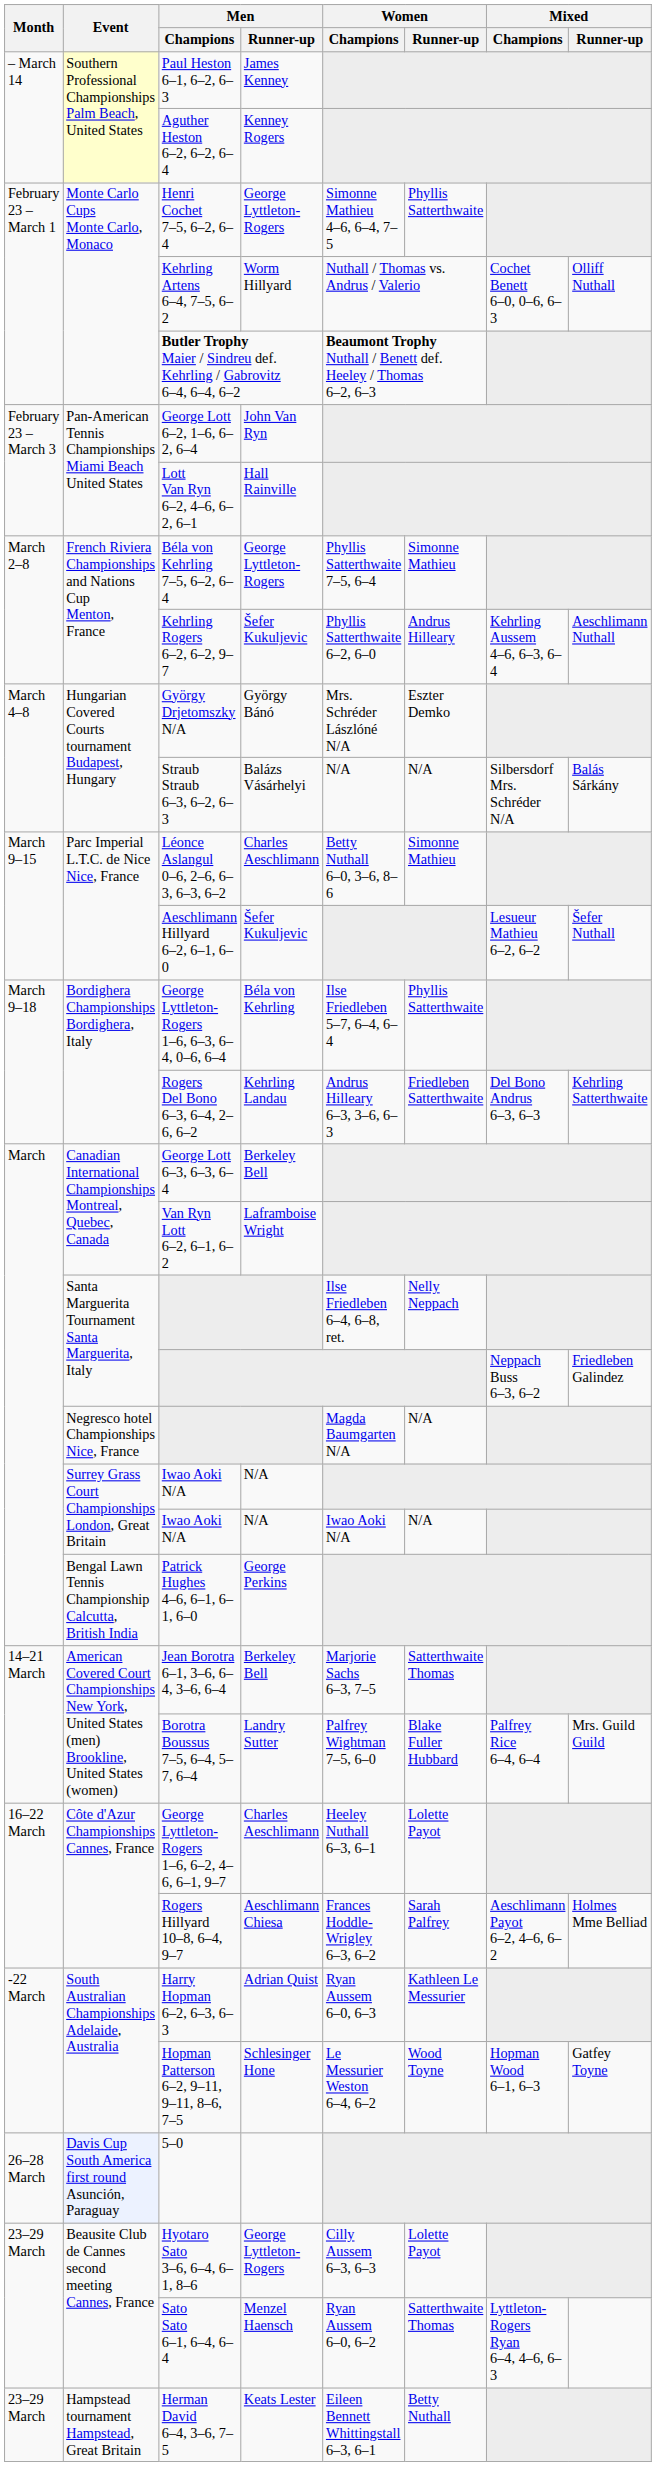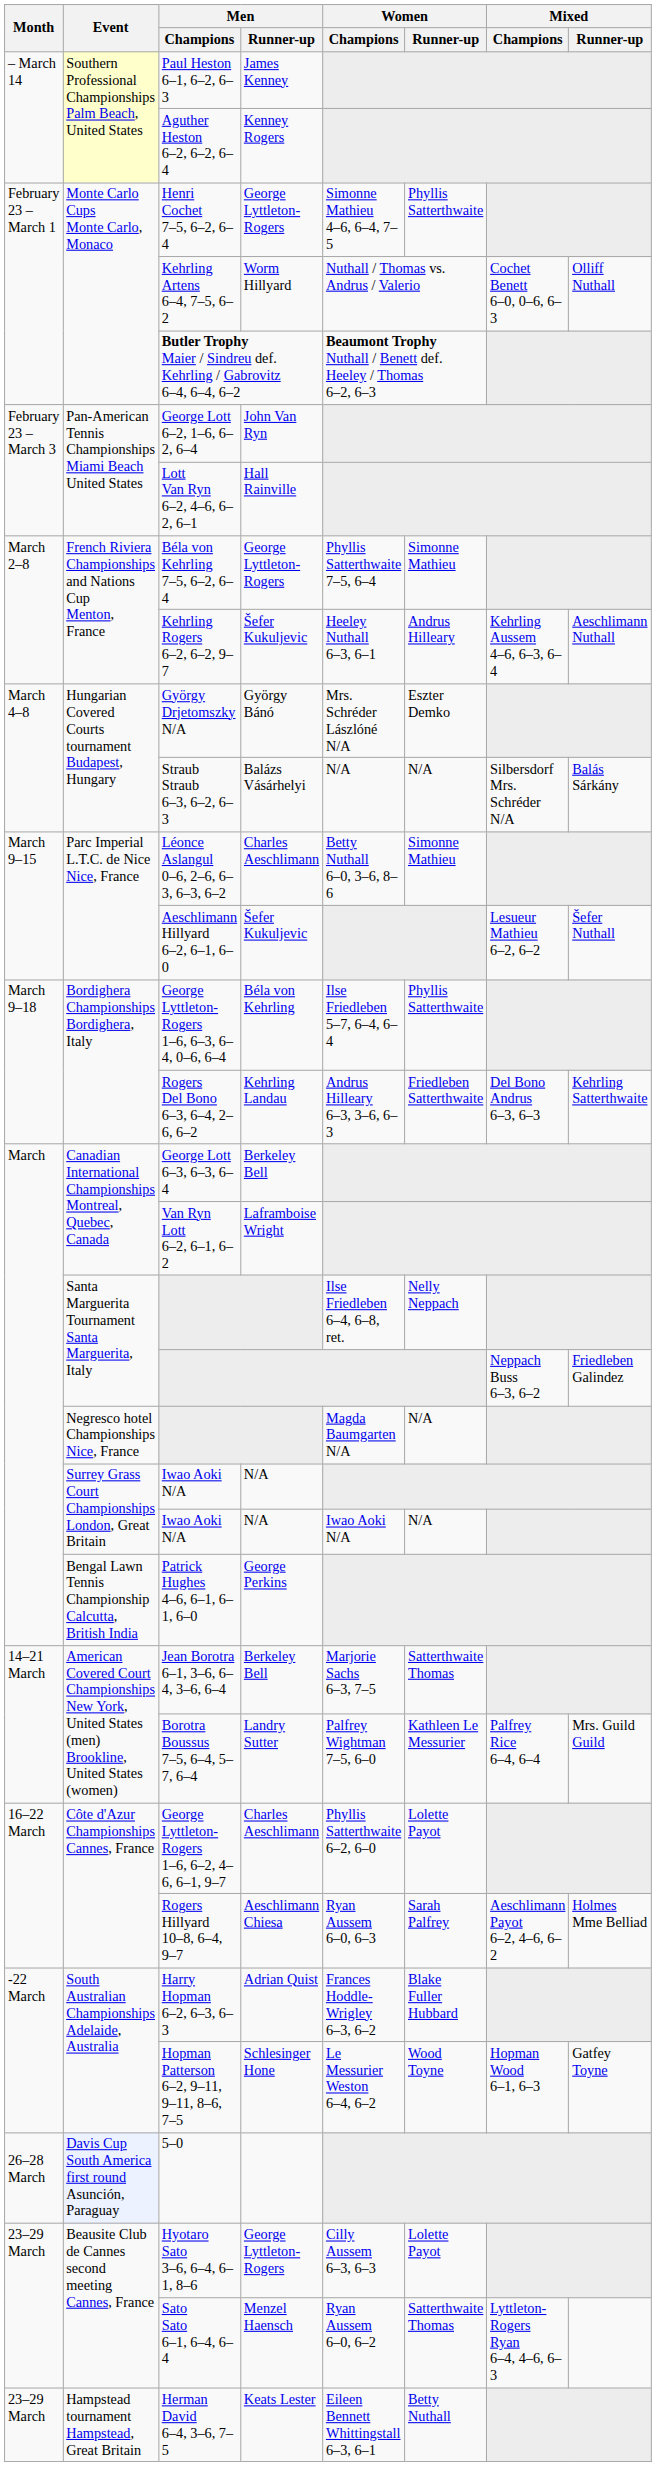(364, 637) Phyllis Satterthwaite 6–2, 6–0 -> (351, 637) Heeley Nuthall 6–3, 6–1
(433, 1742) Blake Fuller Hubbard -> (443, 1733) Kathleen Le Messurier
(351, 1831) Heeley Nuthall 6–3, 6–1 -> (364, 1831) Phyllis Satterthwaite 6–2, 6–0
(351, 1930) Frances Hoddle-Wrigley 6–3, 6–2 -> (351, 1922) Ryan Aussem 6–0, 6–3
(351, 1995) Ryan Aussem 6–0, 6–3 -> (351, 2004) Frances Hoddle-Wrigley 6–3, 6–2
(443, 1987) Kathleen Le Messurier -> (433, 1995) Blake Fuller Hubbard
